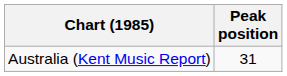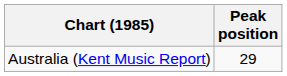(248, 58) 31 -> (248, 58) 29
